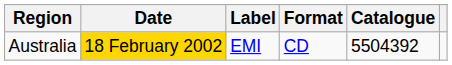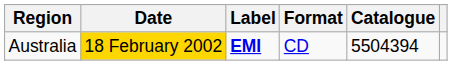(246, 45) normal -> (246, 45) bold
(385, 45) 5504392 -> (385, 45) 5504394
